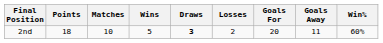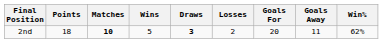(108, 32) normal -> (108, 32) bold
(357, 32) 60% -> (357, 32) 62%
